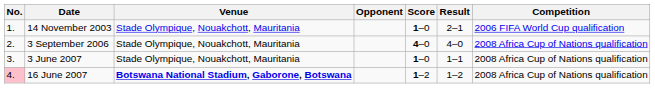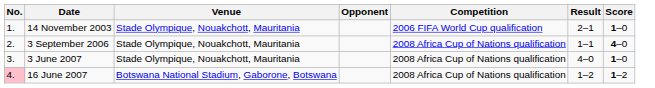columns swapped: (421, 12) <-> (561, 12)
(455, 43) 4–0 -> (586, 43) 1–1
(455, 59) 1–1 -> (586, 59) 4–0
(234, 75) bold -> (226, 75) normal
